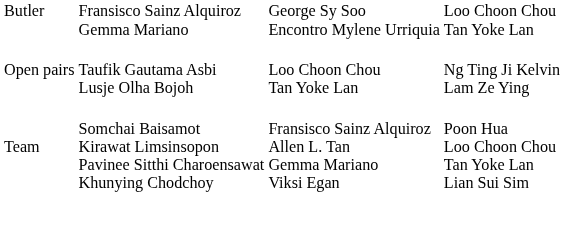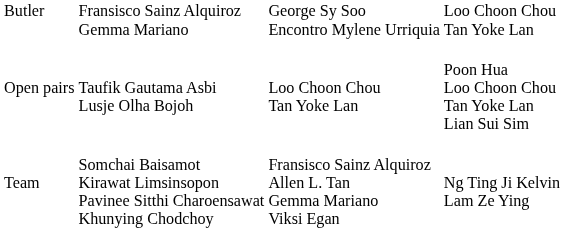(502, 78) Ng Ting Ji Kelvin Lam Ze Ying -> (500, 97) Poon Hua Loo Choon Chou Tan Yoke Lan Lian Sui Sim
(500, 155) Poon Hua Loo Choon Chou Tan Yoke Lan Lian Sui Sim -> (502, 192) Ng Ting Ji Kelvin Lam Ze Ying
